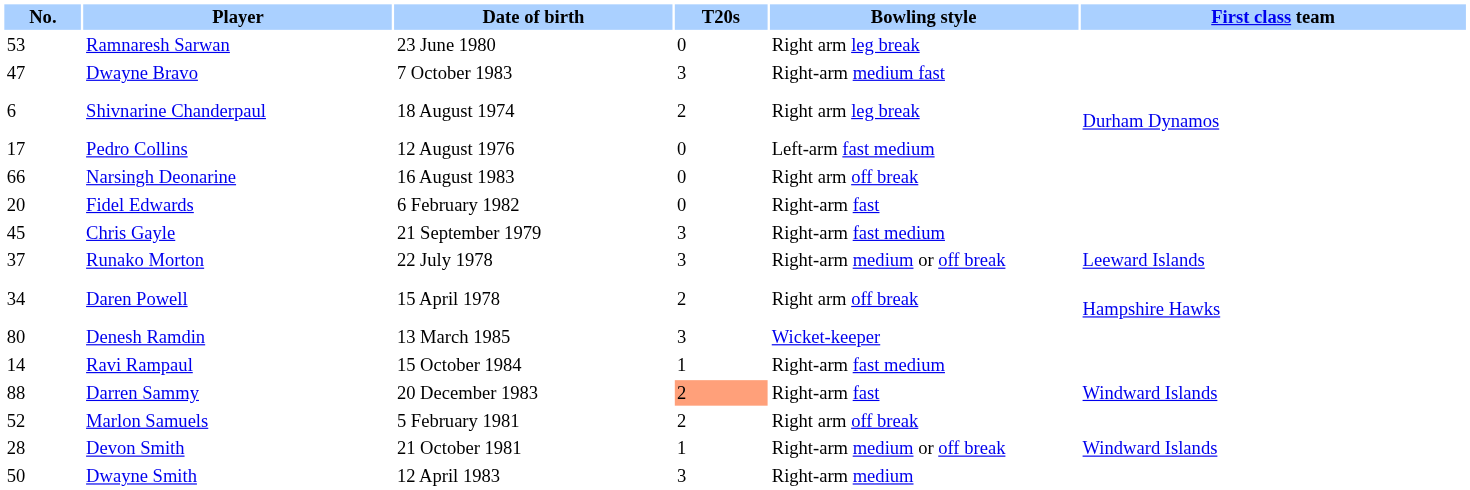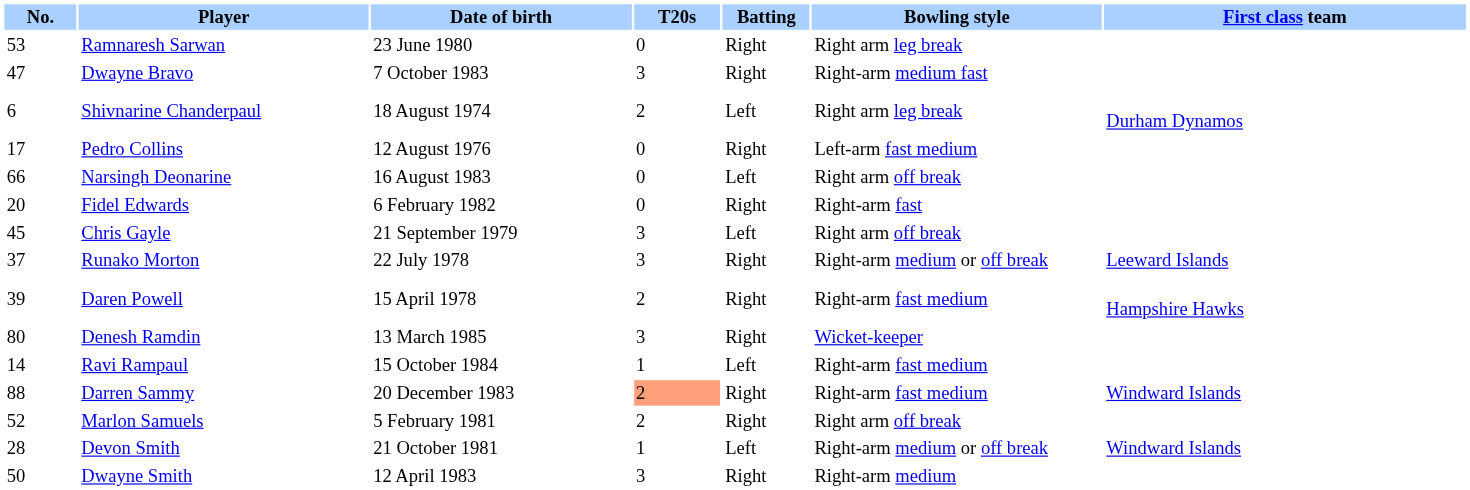+ column: (766, 16)
(858, 232) Right-arm fast medium -> (888, 232) Right arm off break
(16, 298) 34 -> (16, 298) 39
(845, 298) Right arm off break -> (901, 298) Right-arm fast medium
(826, 392) Right-arm fast -> (901, 392) Right-arm fast medium
